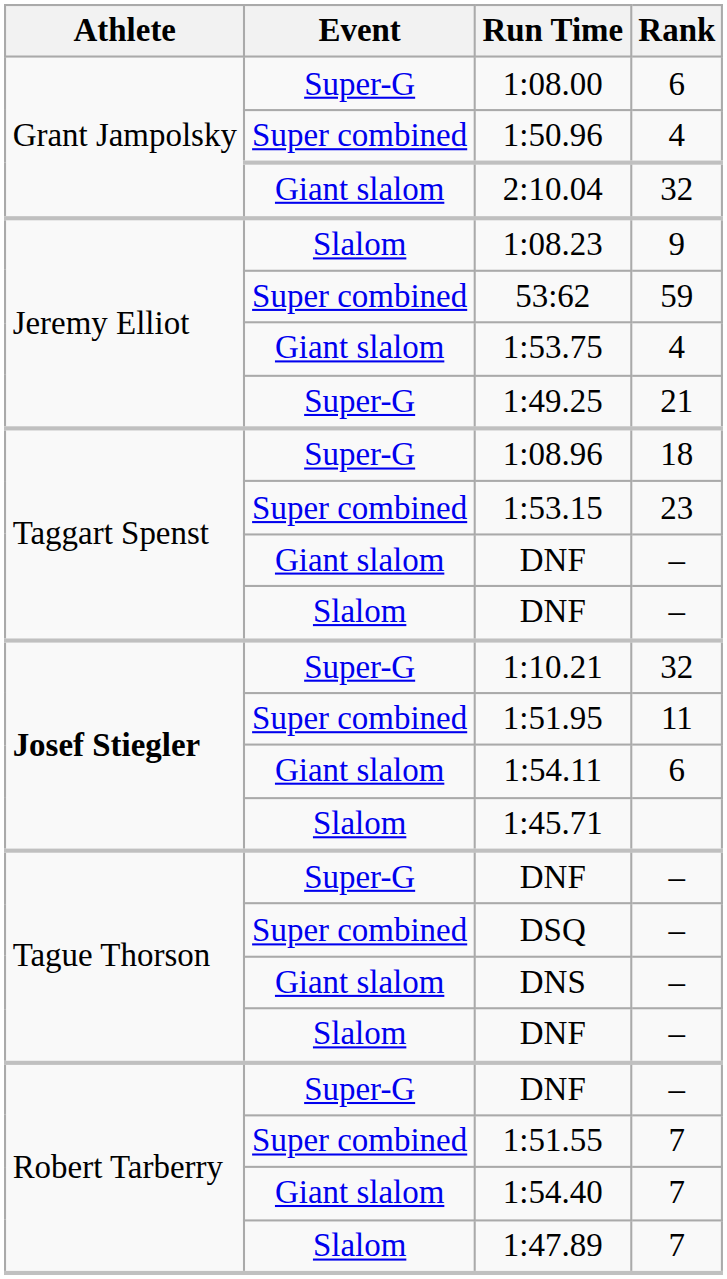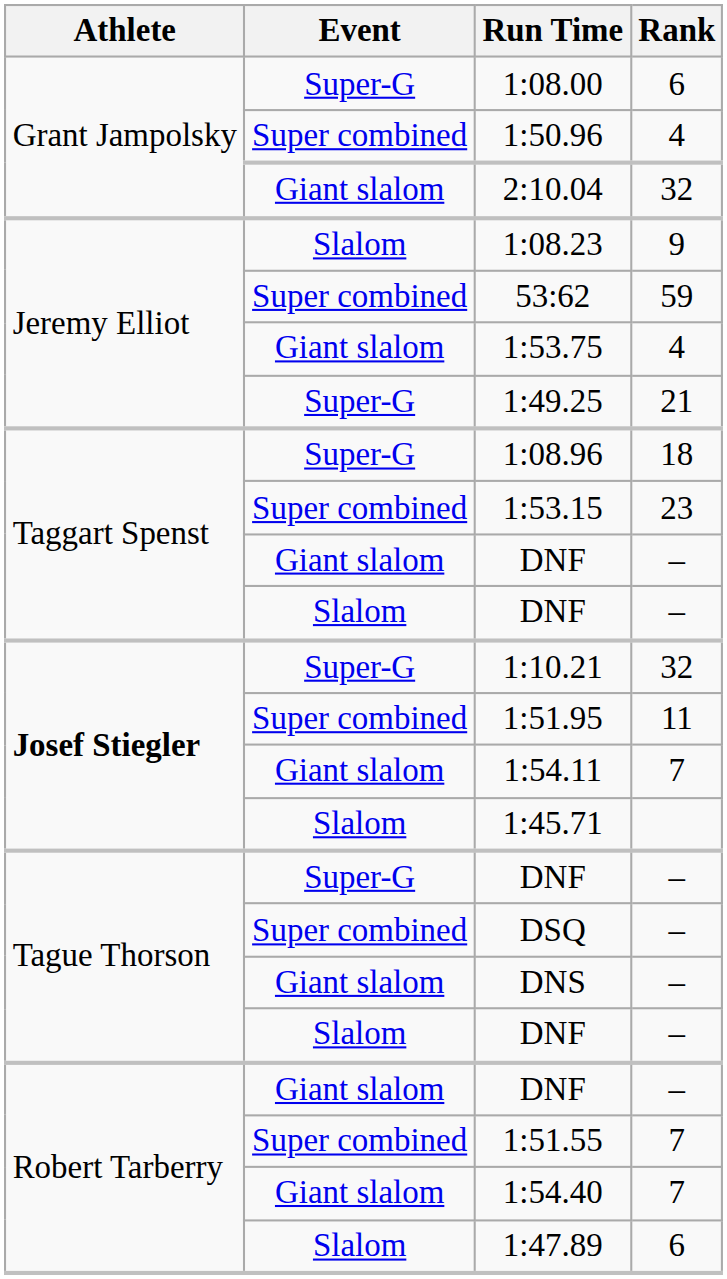(677, 770) 6 -> (677, 770) 7
(360, 1088) Super-G -> (360, 1088) Giant slalom
(677, 1245) 7 -> (677, 1245) 6
